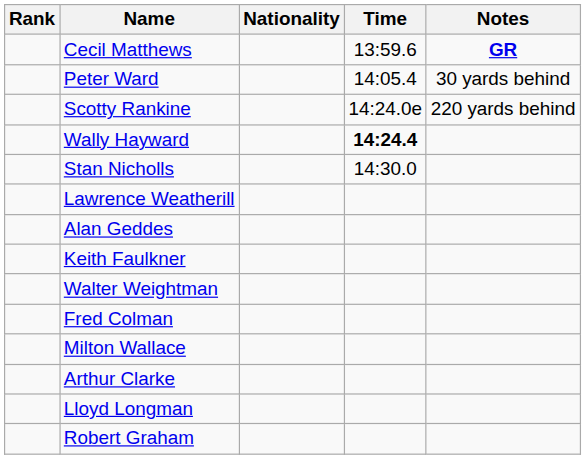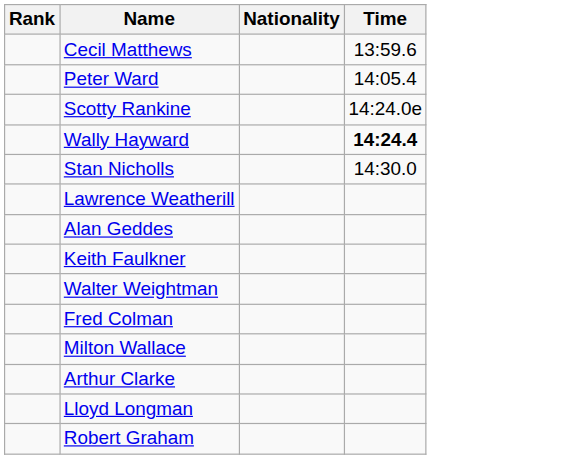- column: (503, 19)
